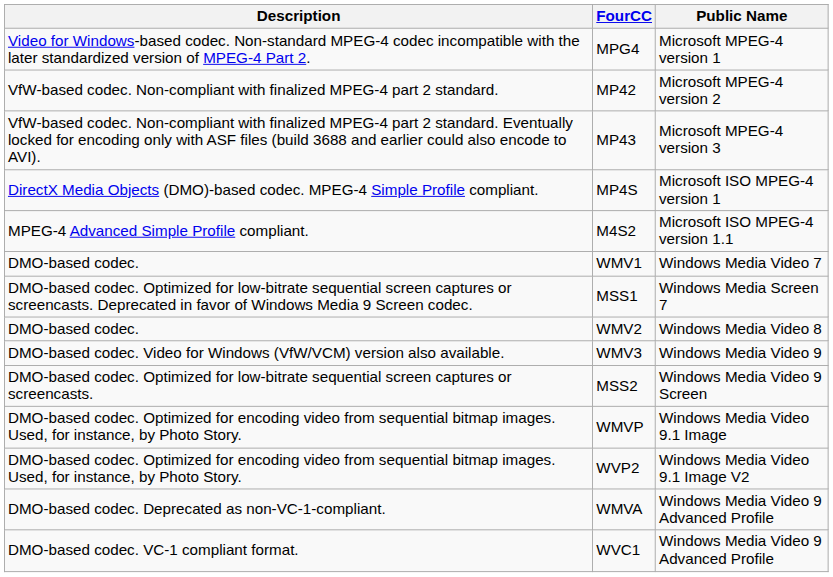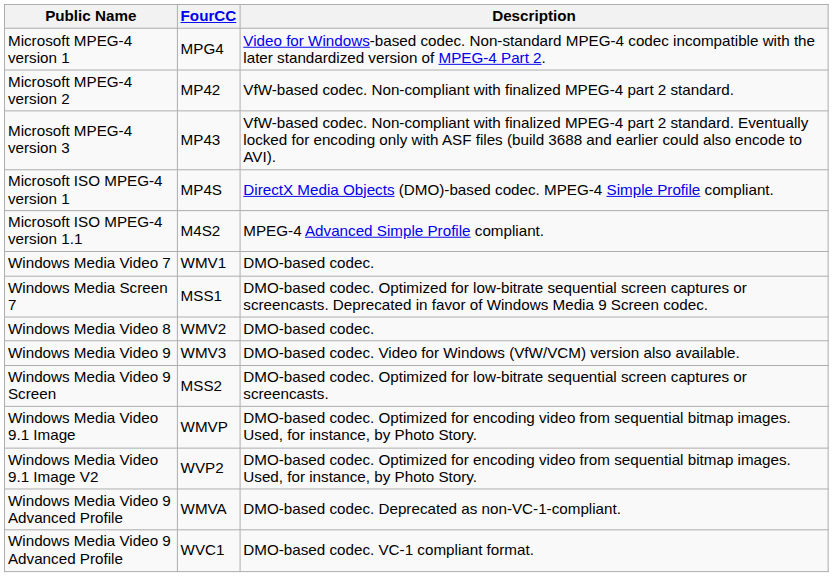columns swapped: (742, 16) <-> (299, 16)
